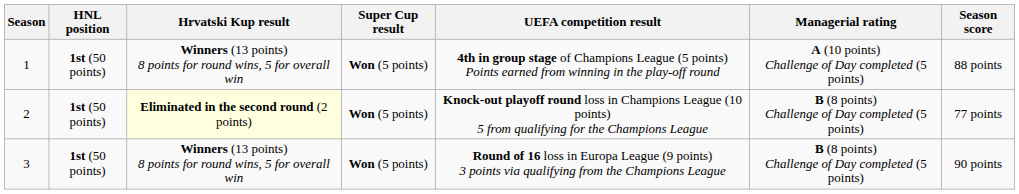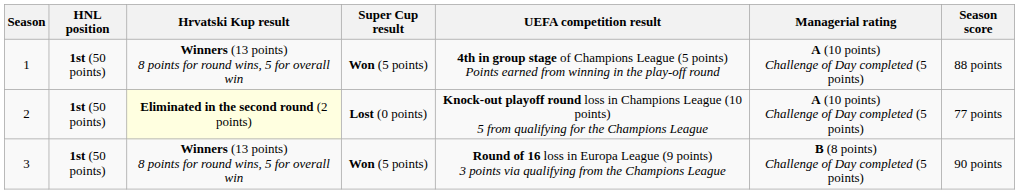(388, 114) Won (5 points) -> (388, 114) Lost (0 points)
(846, 114) B (8 points) Challenge of Day completed (5 points) -> (846, 114) A (10 points) Challenge of Day completed (5 points)
